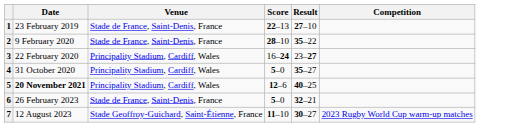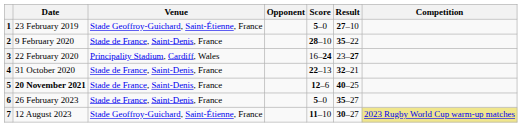+ column: (286, 12)
(156, 26) Stade de France, Saint-Denis, France -> (176, 26) Stade Geoffroy-Guichard, Saint-Étienne, France
(278, 26) 22–13 -> (320, 26) 5–0
(155, 71) Principality Stadium, Cardiff, Wales -> (156, 71) Stade de France, Saint-Denis, France
(278, 71) 5–0 -> (320, 71) 22–13
(305, 71) 35–27 -> (348, 71) 32–21
(155, 85) Principality Stadium, Cardiff, Wales -> (156, 85) Stade de France, Saint-Denis, France
(305, 100) 32–21 -> (348, 100) 35–27
(397, 115) no background -> (440, 115) khaki background
